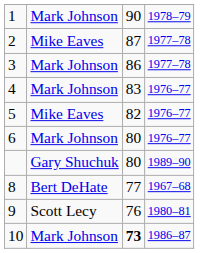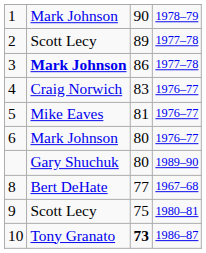(67, 41) Mike Eaves -> (64, 41) Scott Lecy
(134, 41) 87 -> (141, 41) 89
(74, 65) normal -> (78, 65) bold
(74, 89) Mark Johnson -> (76, 89) Craig Norwich
(134, 114) 82 -> (141, 114) 81
(134, 211) 76 -> (141, 211) 75
(74, 235) Mark Johnson -> (73, 235) Tony Granato
